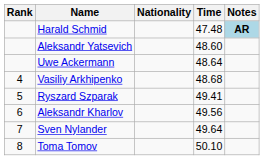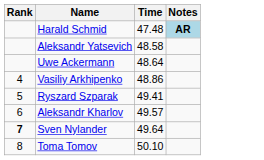- column: (164, 12)
(209, 46) 48.60 -> (150, 46) 48.58
(209, 79) 48.68 -> (150, 79) 48.86
(209, 113) 49.56 -> (150, 113) 49.57
(20, 130) normal -> (20, 130) bold
